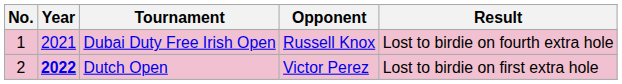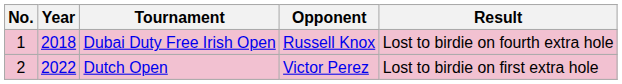(59, 42) 2021 -> (59, 42) 2018
(59, 67) bold -> (59, 67) normal
